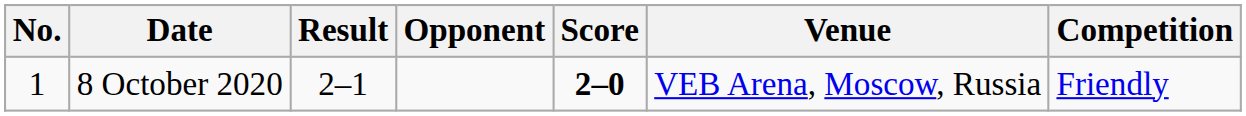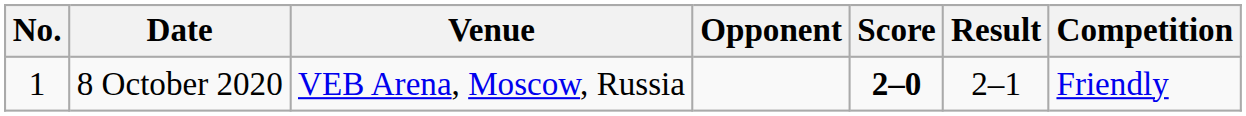columns swapped: (848, 30) <-> (343, 30)
